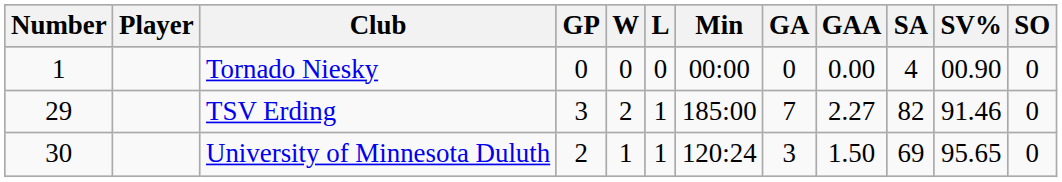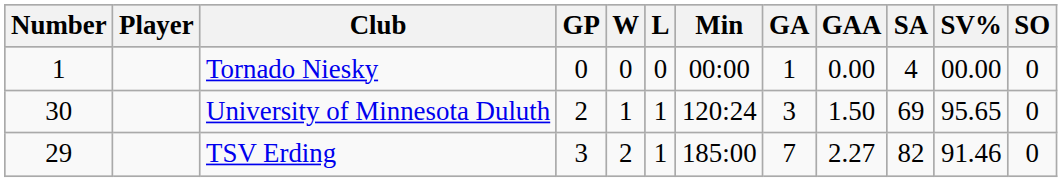(789, 68) 0 -> (789, 68) 1
(971, 68) 00.90 -> (971, 68) 00.00
rows swapped: (271, 111) <-> (378, 153)
